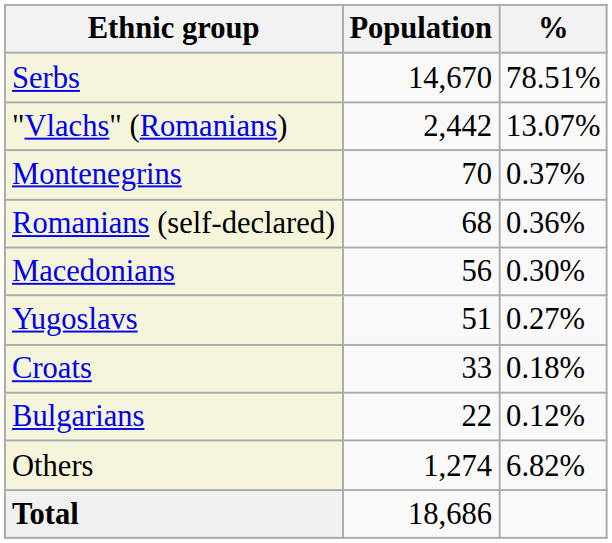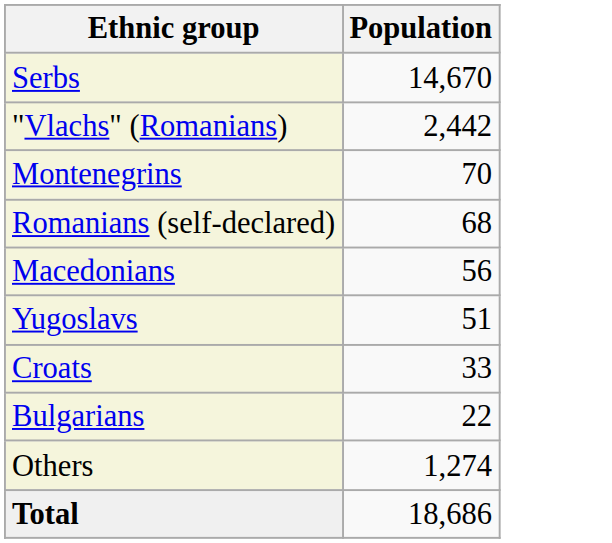- column: (553, 28)
